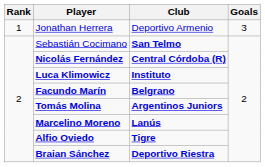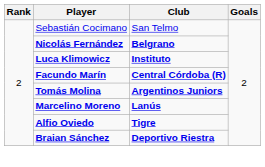- row: (74, 28)
(156, 43) bold -> (155, 28) normal
(179, 59) Central Córdoba (R) -> (153, 43) Belgrano
(153, 91) Belgrano -> (179, 75) Central Córdoba (R)
